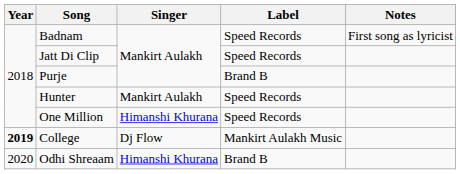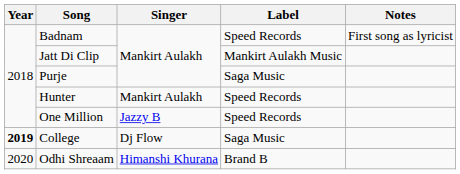(263, 55) Speed Records -> (283, 55) Mankirt Aulakh Music
(246, 76) Brand B -> (254, 76) Saga Music
(169, 117) Himanshi Khurana -> (140, 117) Jazzy B
(283, 138) Mankirt Aulakh Music -> (254, 138) Saga Music
